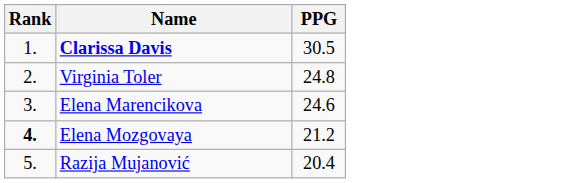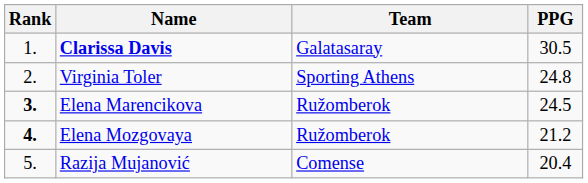+ column: (410, 18)
(30, 105) normal -> (30, 105) bold
(319, 105) 24.6 -> (555, 105) 24.5
